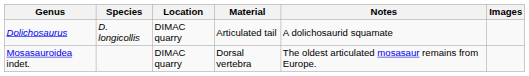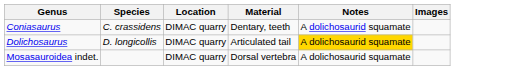+ row: (33, 27)
(338, 32) no background -> (356, 42) gold background
(380, 58) The oldest articulated mosasaur remains from Europe. -> (356, 57) A dolichosaurid squamate
